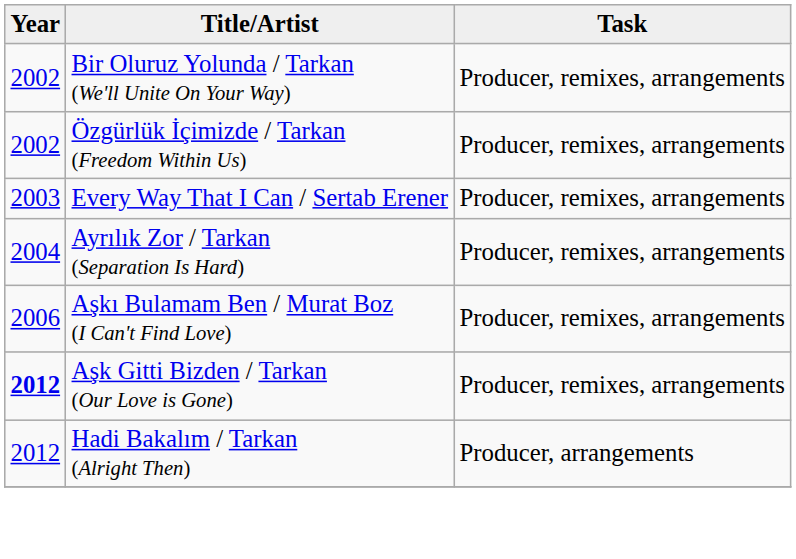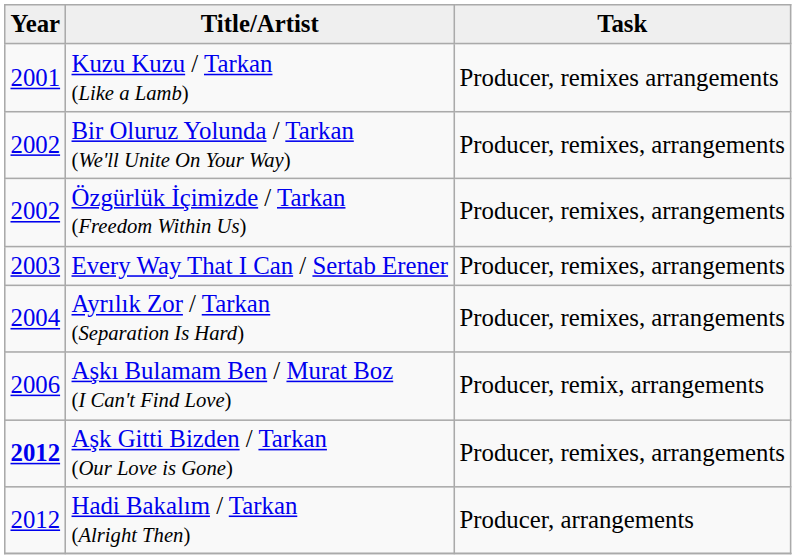+ row: (172, 77)
(622, 318) Producer, remixes, arrangements -> (612, 385) Producer, remix, arrangements
